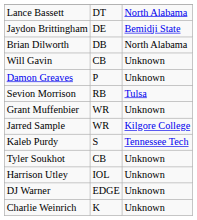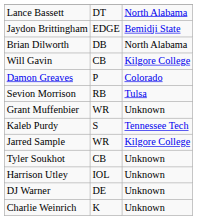(99, 28) DE -> (106, 28) EDGE
(145, 61) Unknown -> (157, 61) Kilgore College
(145, 77) Unknown -> (144, 77) Colorado
rows swapped: (32, 142) <-> (36, 126)
(106, 191) EDGE -> (99, 191) DE
